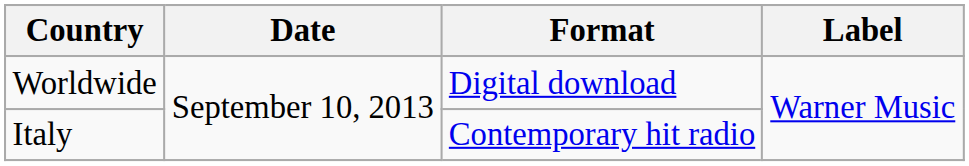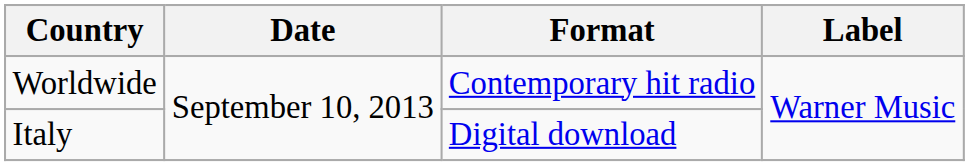(563, 82) Digital download -> (602, 82) Contemporary hit radio
(602, 133) Contemporary hit radio -> (563, 133) Digital download
